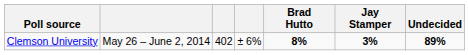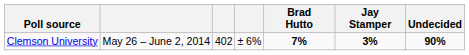(299, 41) 8% -> (299, 41) 7%
(435, 41) 89% -> (435, 41) 90%
